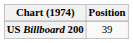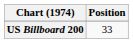(107, 30) 39 -> (107, 30) 33
